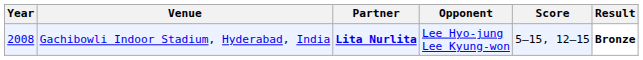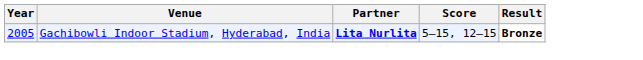- column: (466, 14)
(21, 39) 2008 -> (21, 32) 2005
